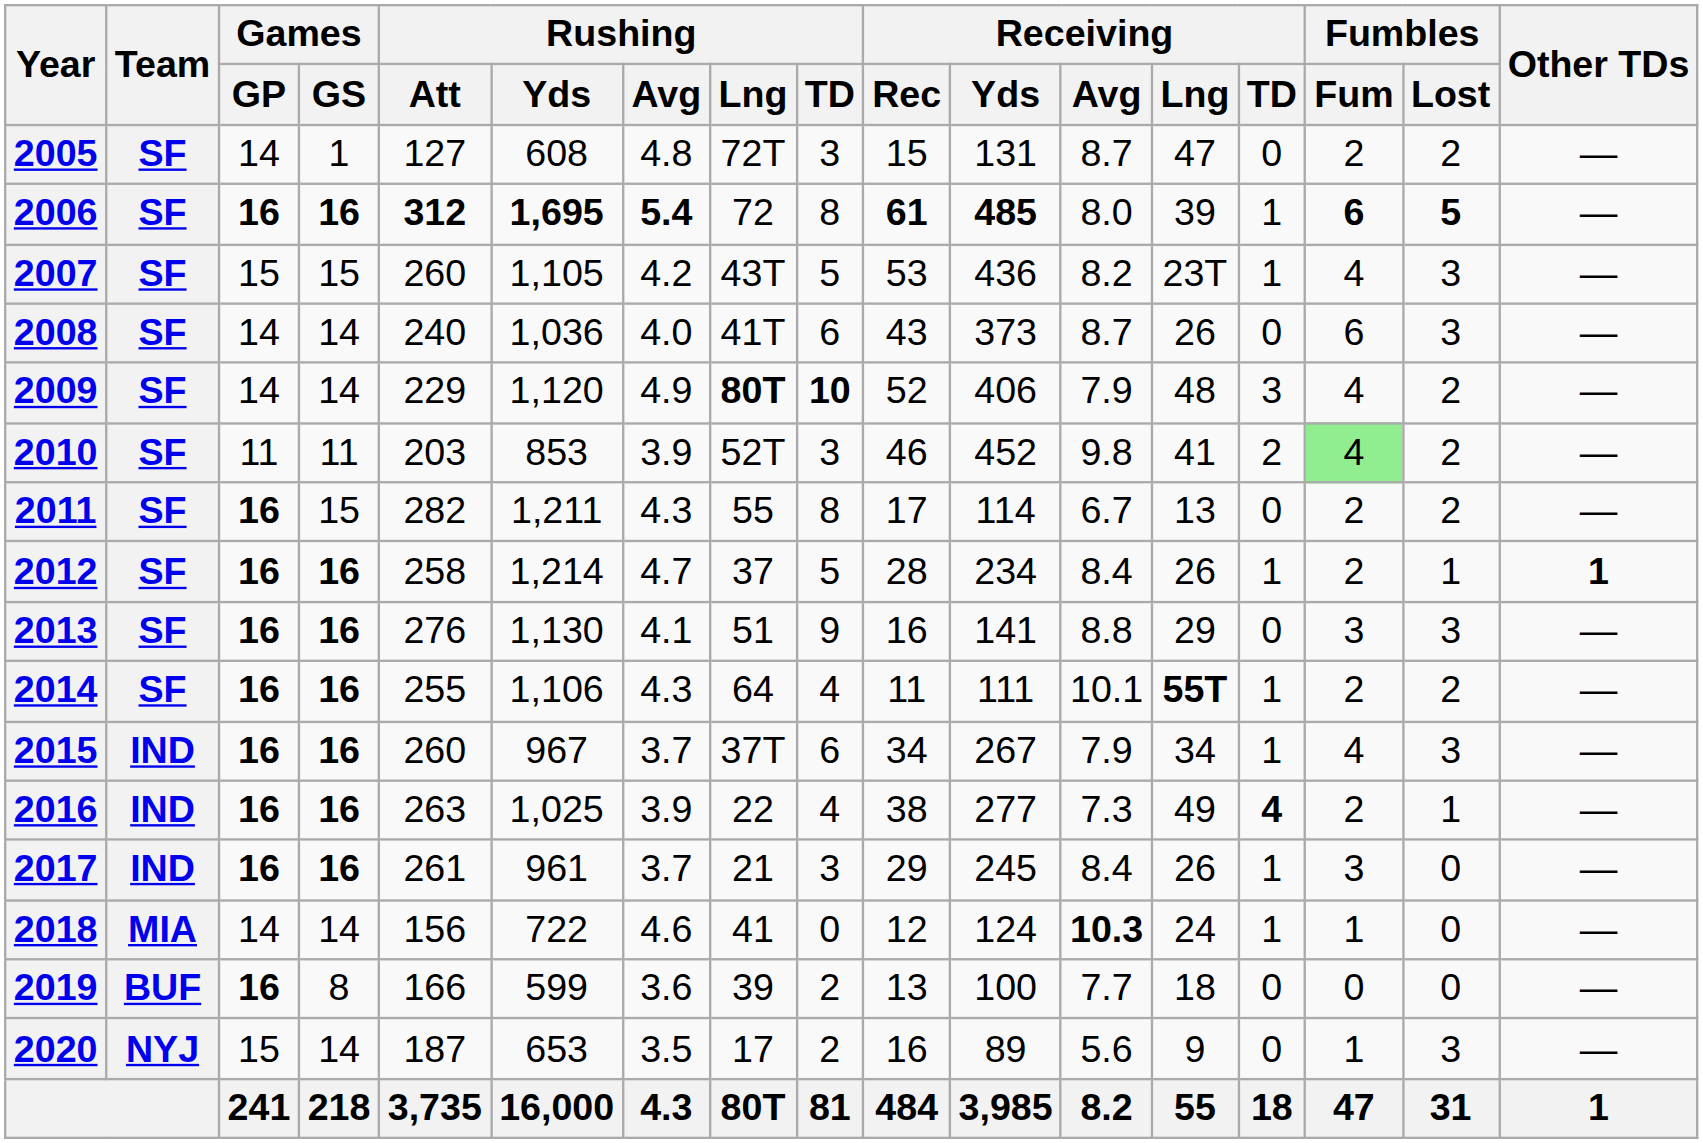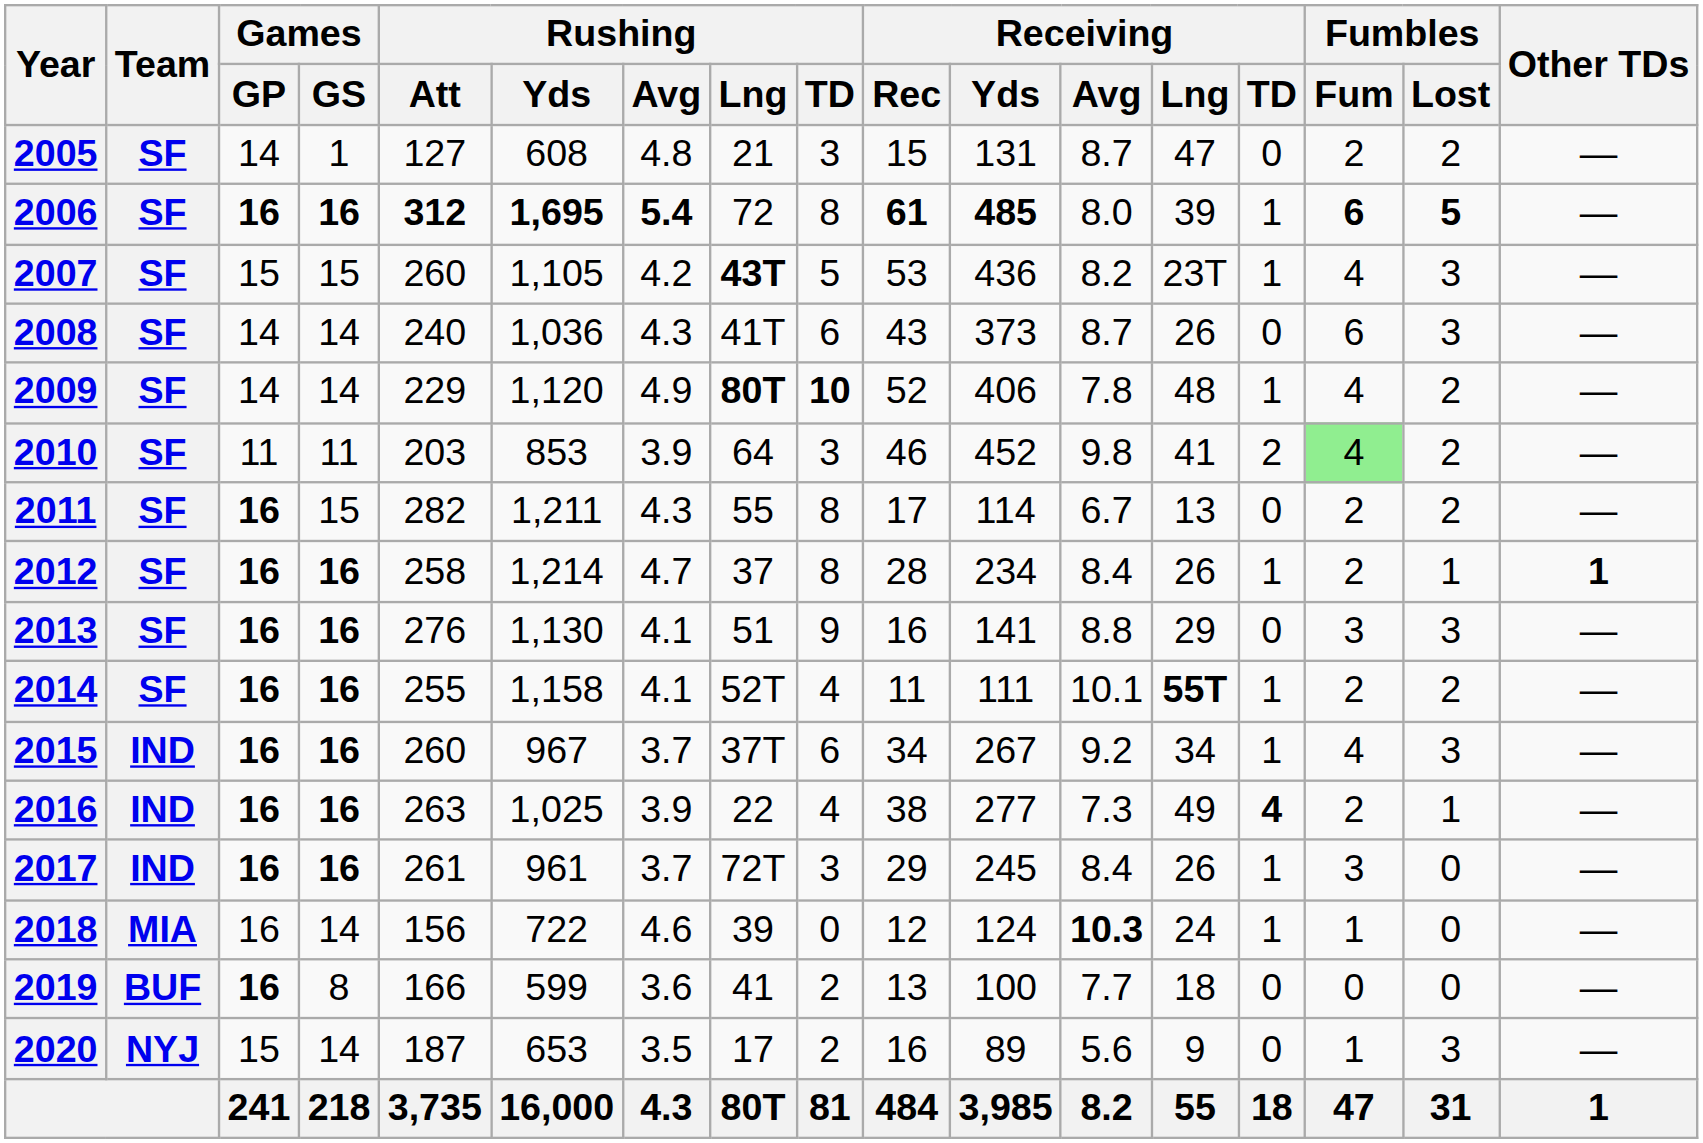(753, 153) 72T -> (753, 153) 21
(753, 272) normal -> (753, 272) bold
(666, 332) 4.0 -> (666, 332) 4.3
(1107, 392) 7.9 -> (1107, 392) 7.8
(1272, 392) 3 -> (1272, 392) 1
(753, 451) 52T -> (753, 451) 64
(830, 570) 5 -> (830, 570) 8
(557, 690) 1,106 -> (557, 690) 1,158
(666, 690) 4.3 -> (666, 690) 4.1
(753, 690) 64 -> (753, 690) 52T
(1107, 749) 7.9 -> (1107, 749) 9.2
(753, 869) 21 -> (753, 869) 72T
(259, 928) 14 -> (259, 928) 16
(753, 928) 41 -> (753, 928) 39
(753, 988) 39 -> (753, 988) 41
